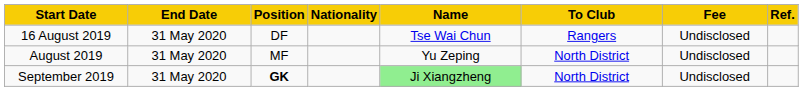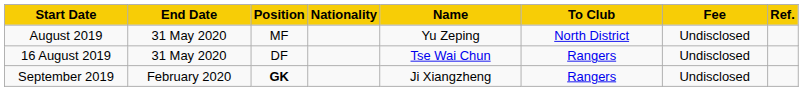rows swapped: (66, 36) <-> (66, 56)
(189, 77) 31 May 2020 -> (189, 77) February 2020
(451, 77) lightgreen background -> (451, 77) no background
(592, 77) North District -> (592, 77) Rangers
